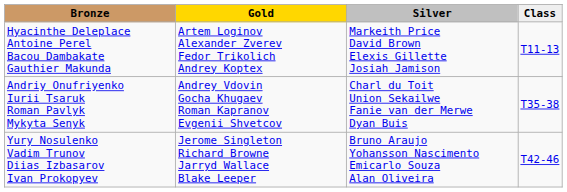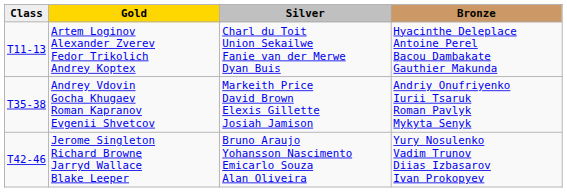columns swapped: (540, 13) <-> (90, 13)
(398, 49) Markeith Price David Brown Elexis Gillette Josiah Jamison -> (284, 49) Charl du Toit Union Sekailwe Fanie van der Merwe Dyan Buis
(411, 104) Charl du Toit Union Sekailwe Fanie van der Merwe Dyan Buis -> (271, 104) Markeith Price David Brown Elexis Gillette Josiah Jamison
